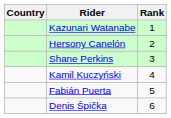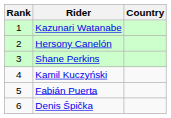columns swapped: (152, 12) <-> (26, 12)
